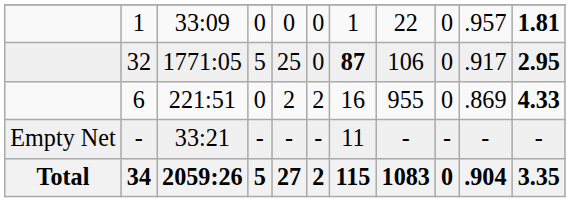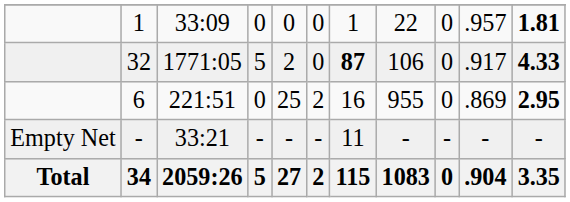(289, 61) 25 -> (289, 61) 2
(539, 61) 2.95 -> (539, 61) 4.33
(289, 100) 2 -> (289, 100) 25
(539, 100) 4.33 -> (539, 100) 2.95
